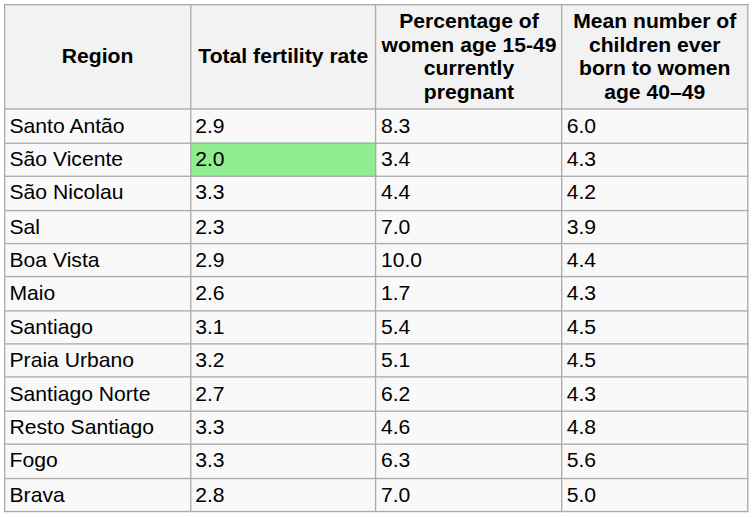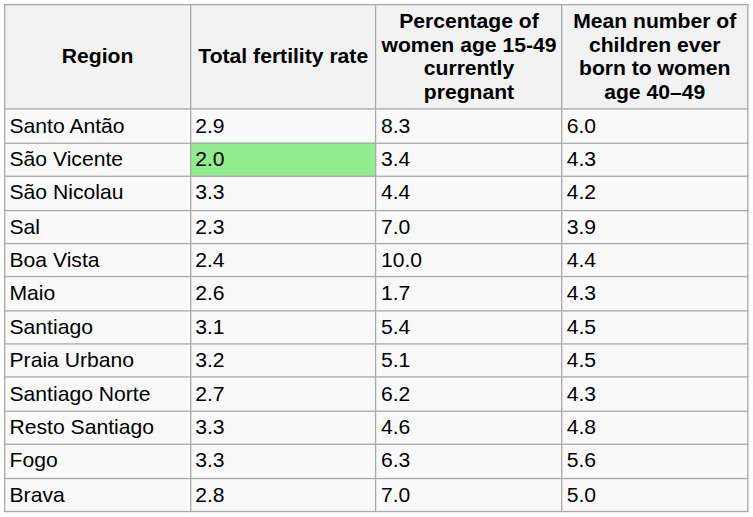(210, 260) 2.9 -> (210, 260) 2.4
